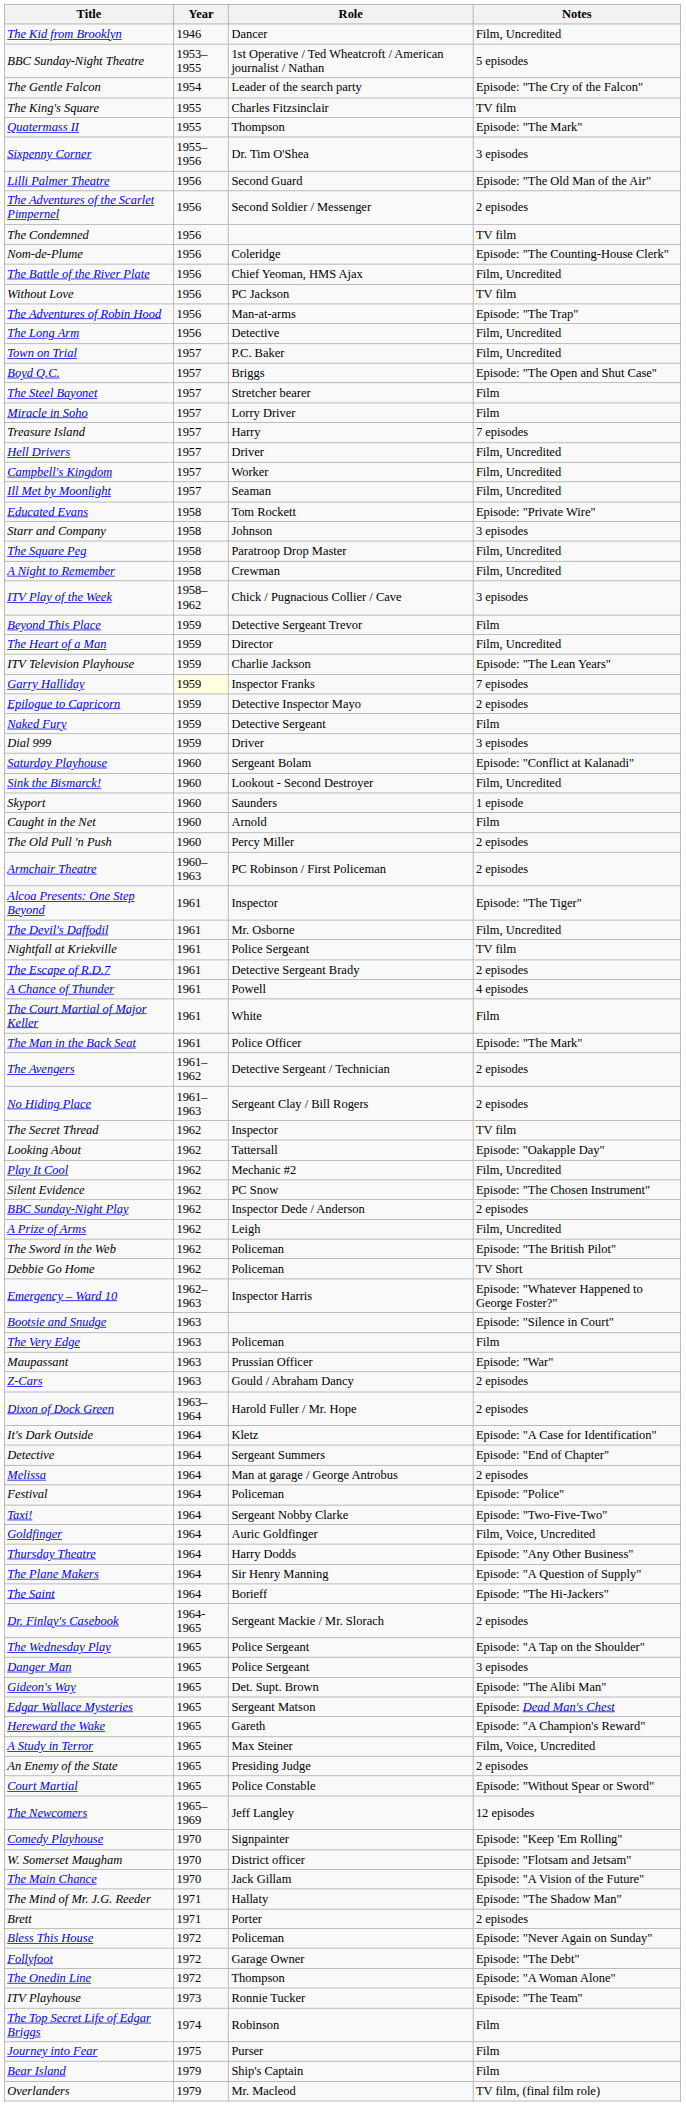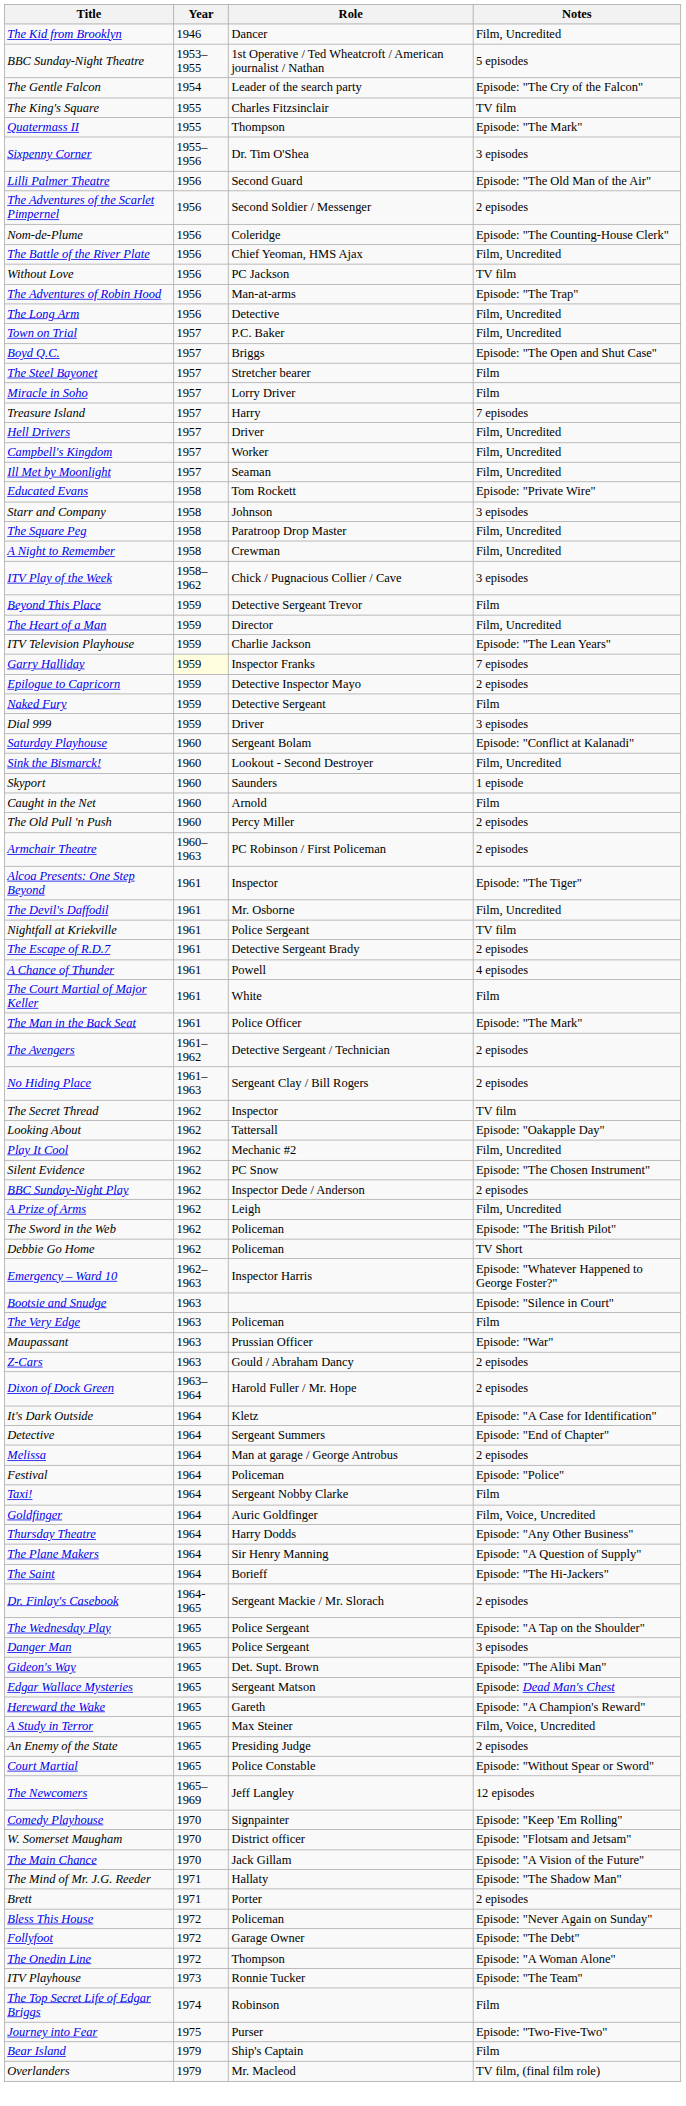- row: (48, 234)
(542, 1514) Episode: "Two-Five-Two" -> (488, 1494) Film
(488, 2051) Film -> (542, 2031) Episode: "Two-Five-Two"
